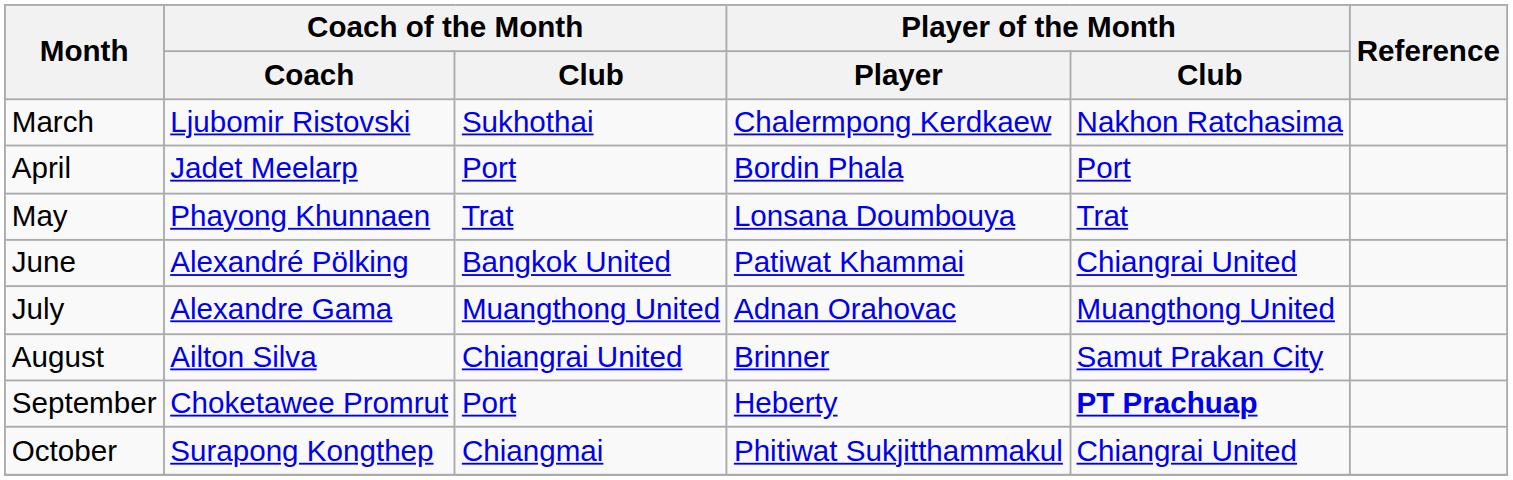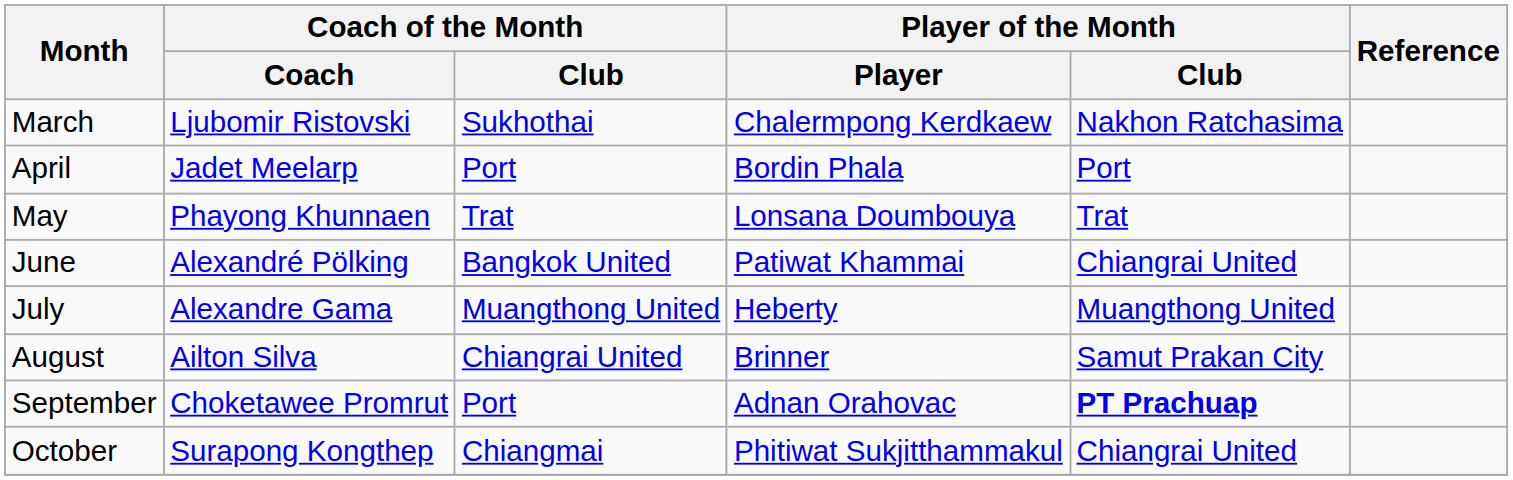(845, 309) Adnan Orahovac -> (786, 309) Heberty
(786, 403) Heberty -> (845, 403) Adnan Orahovac
